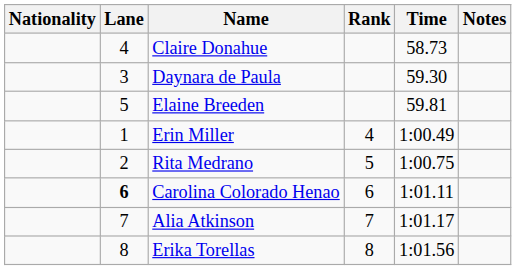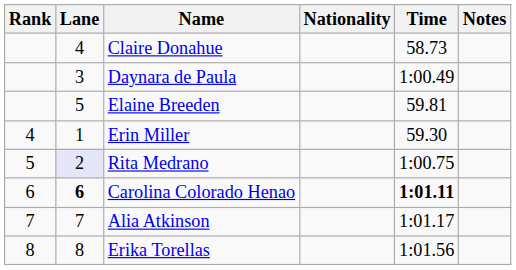columns swapped: (369, 18) <-> (52, 18)
(427, 76) 59.30 -> (427, 76) 1:00.49
(427, 134) 1:00.49 -> (427, 134) 59.30
(124, 163) no background -> (80, 163) lavender background
(427, 192) normal -> (427, 192) bold
